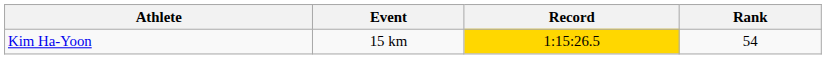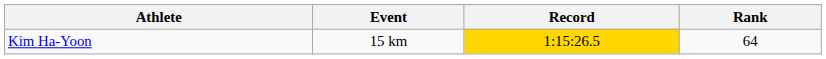(750, 41) 54 -> (750, 41) 64
